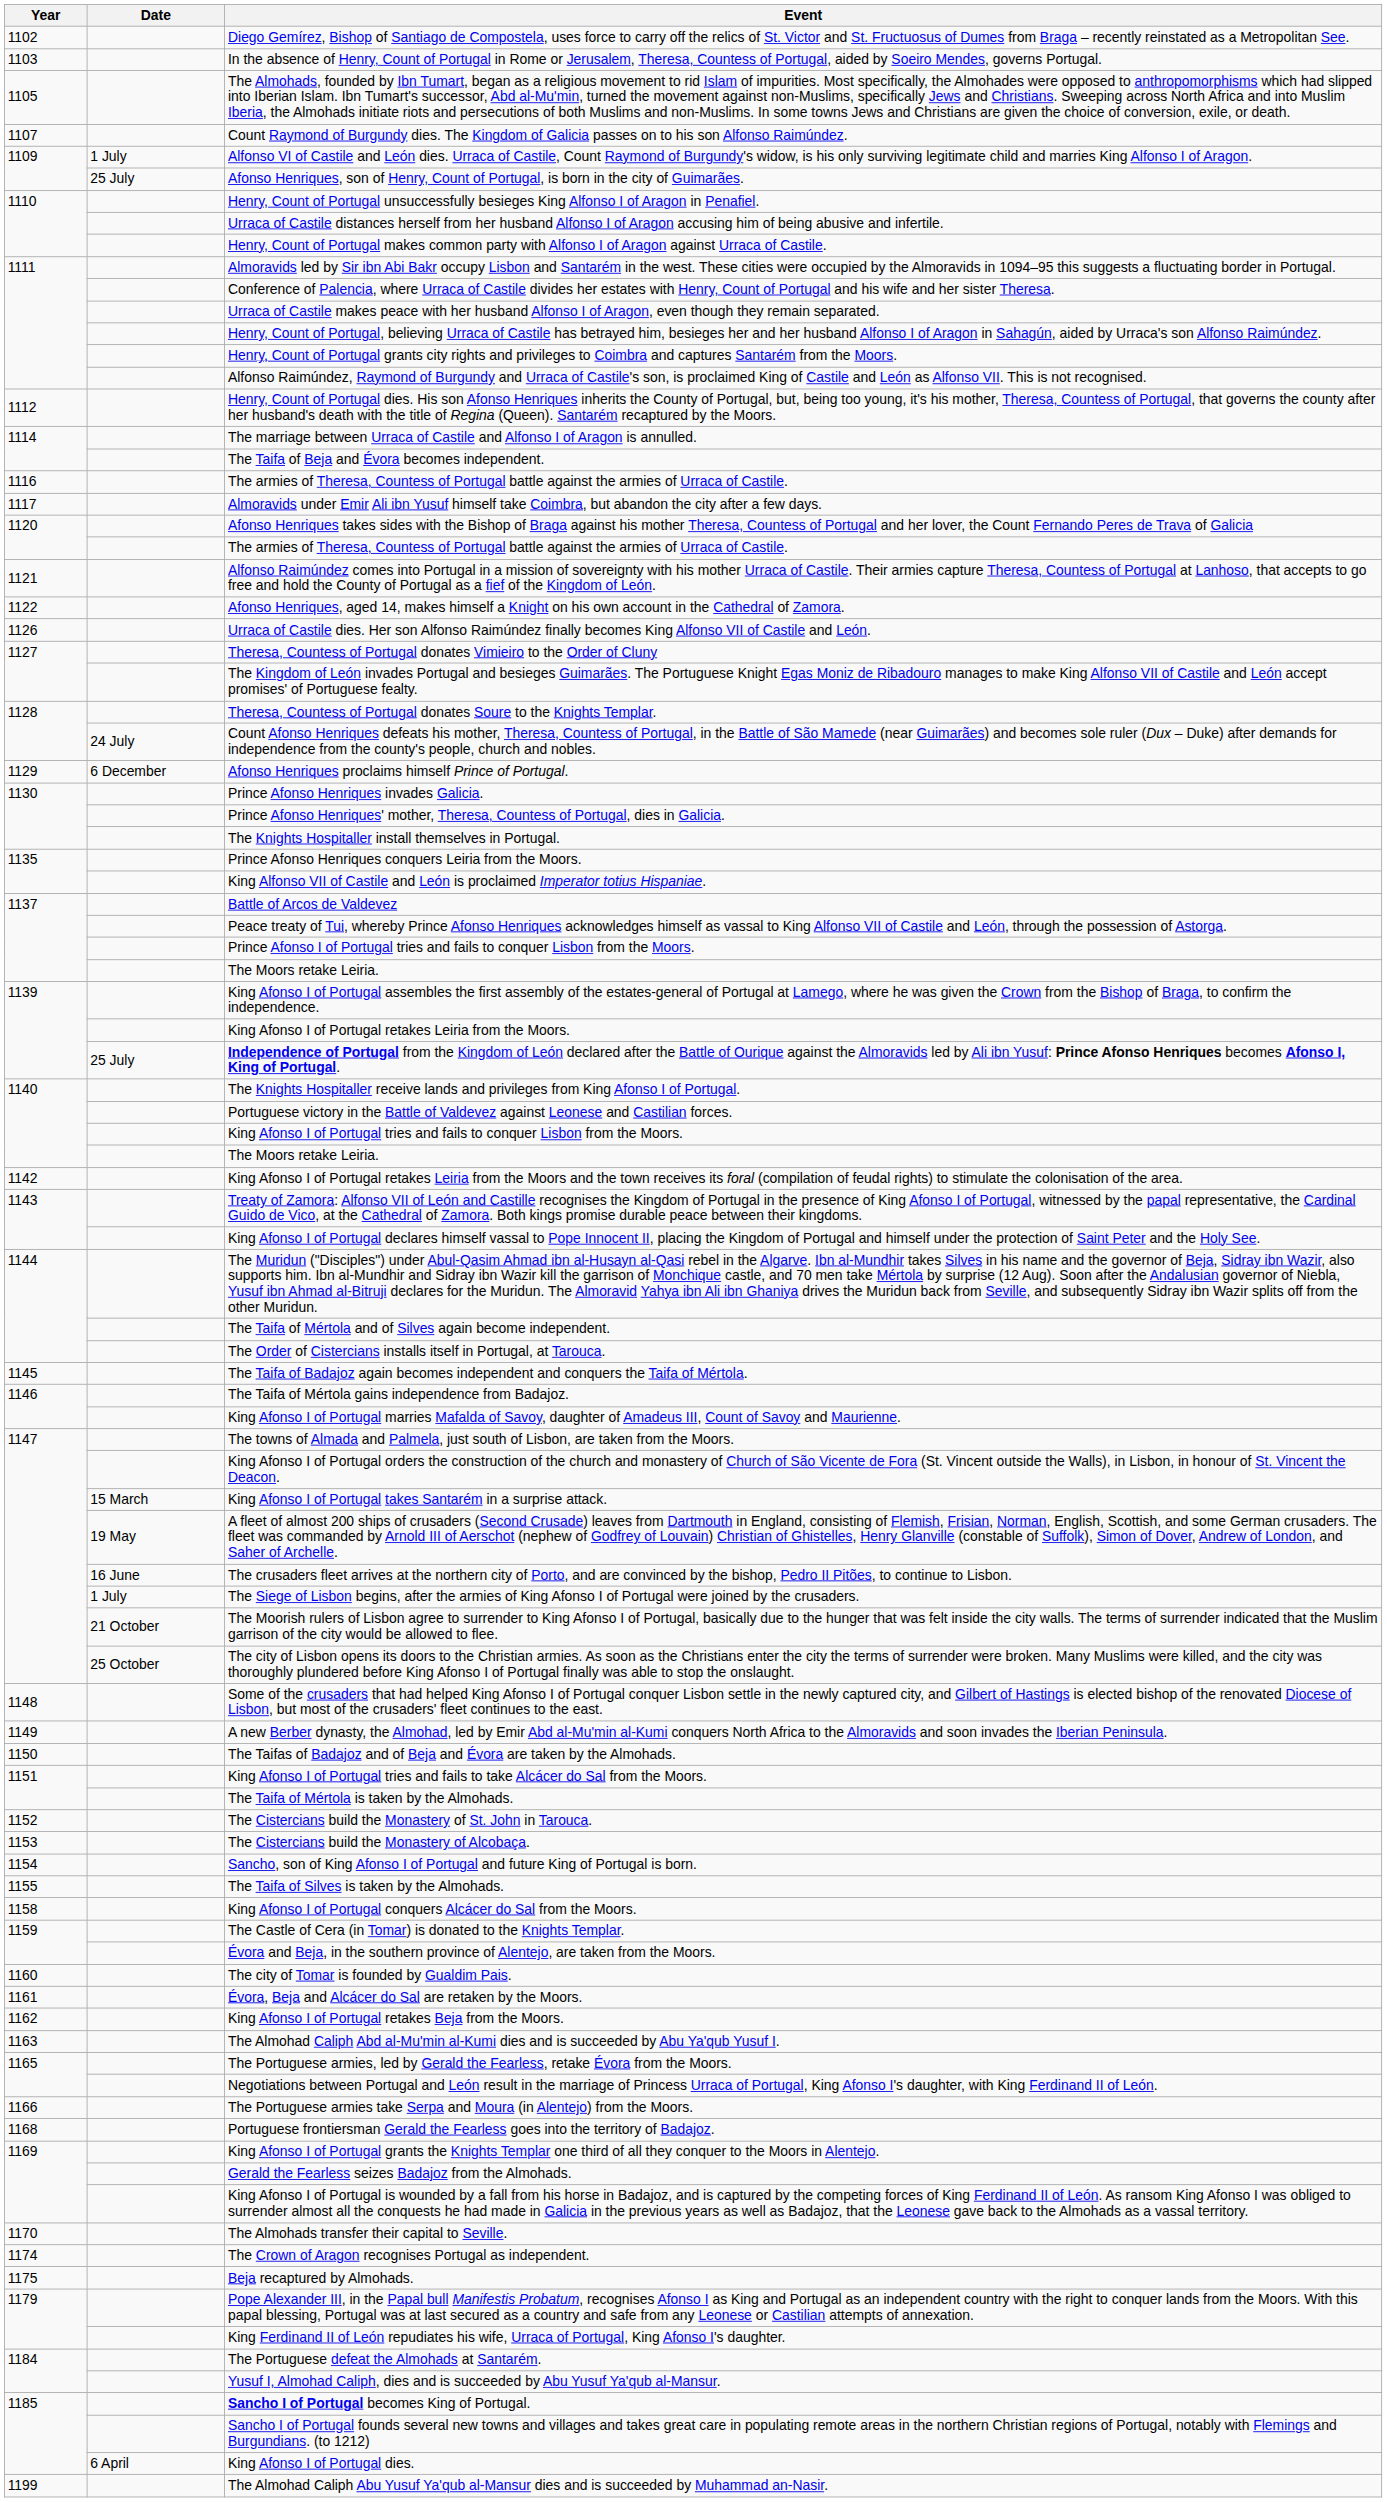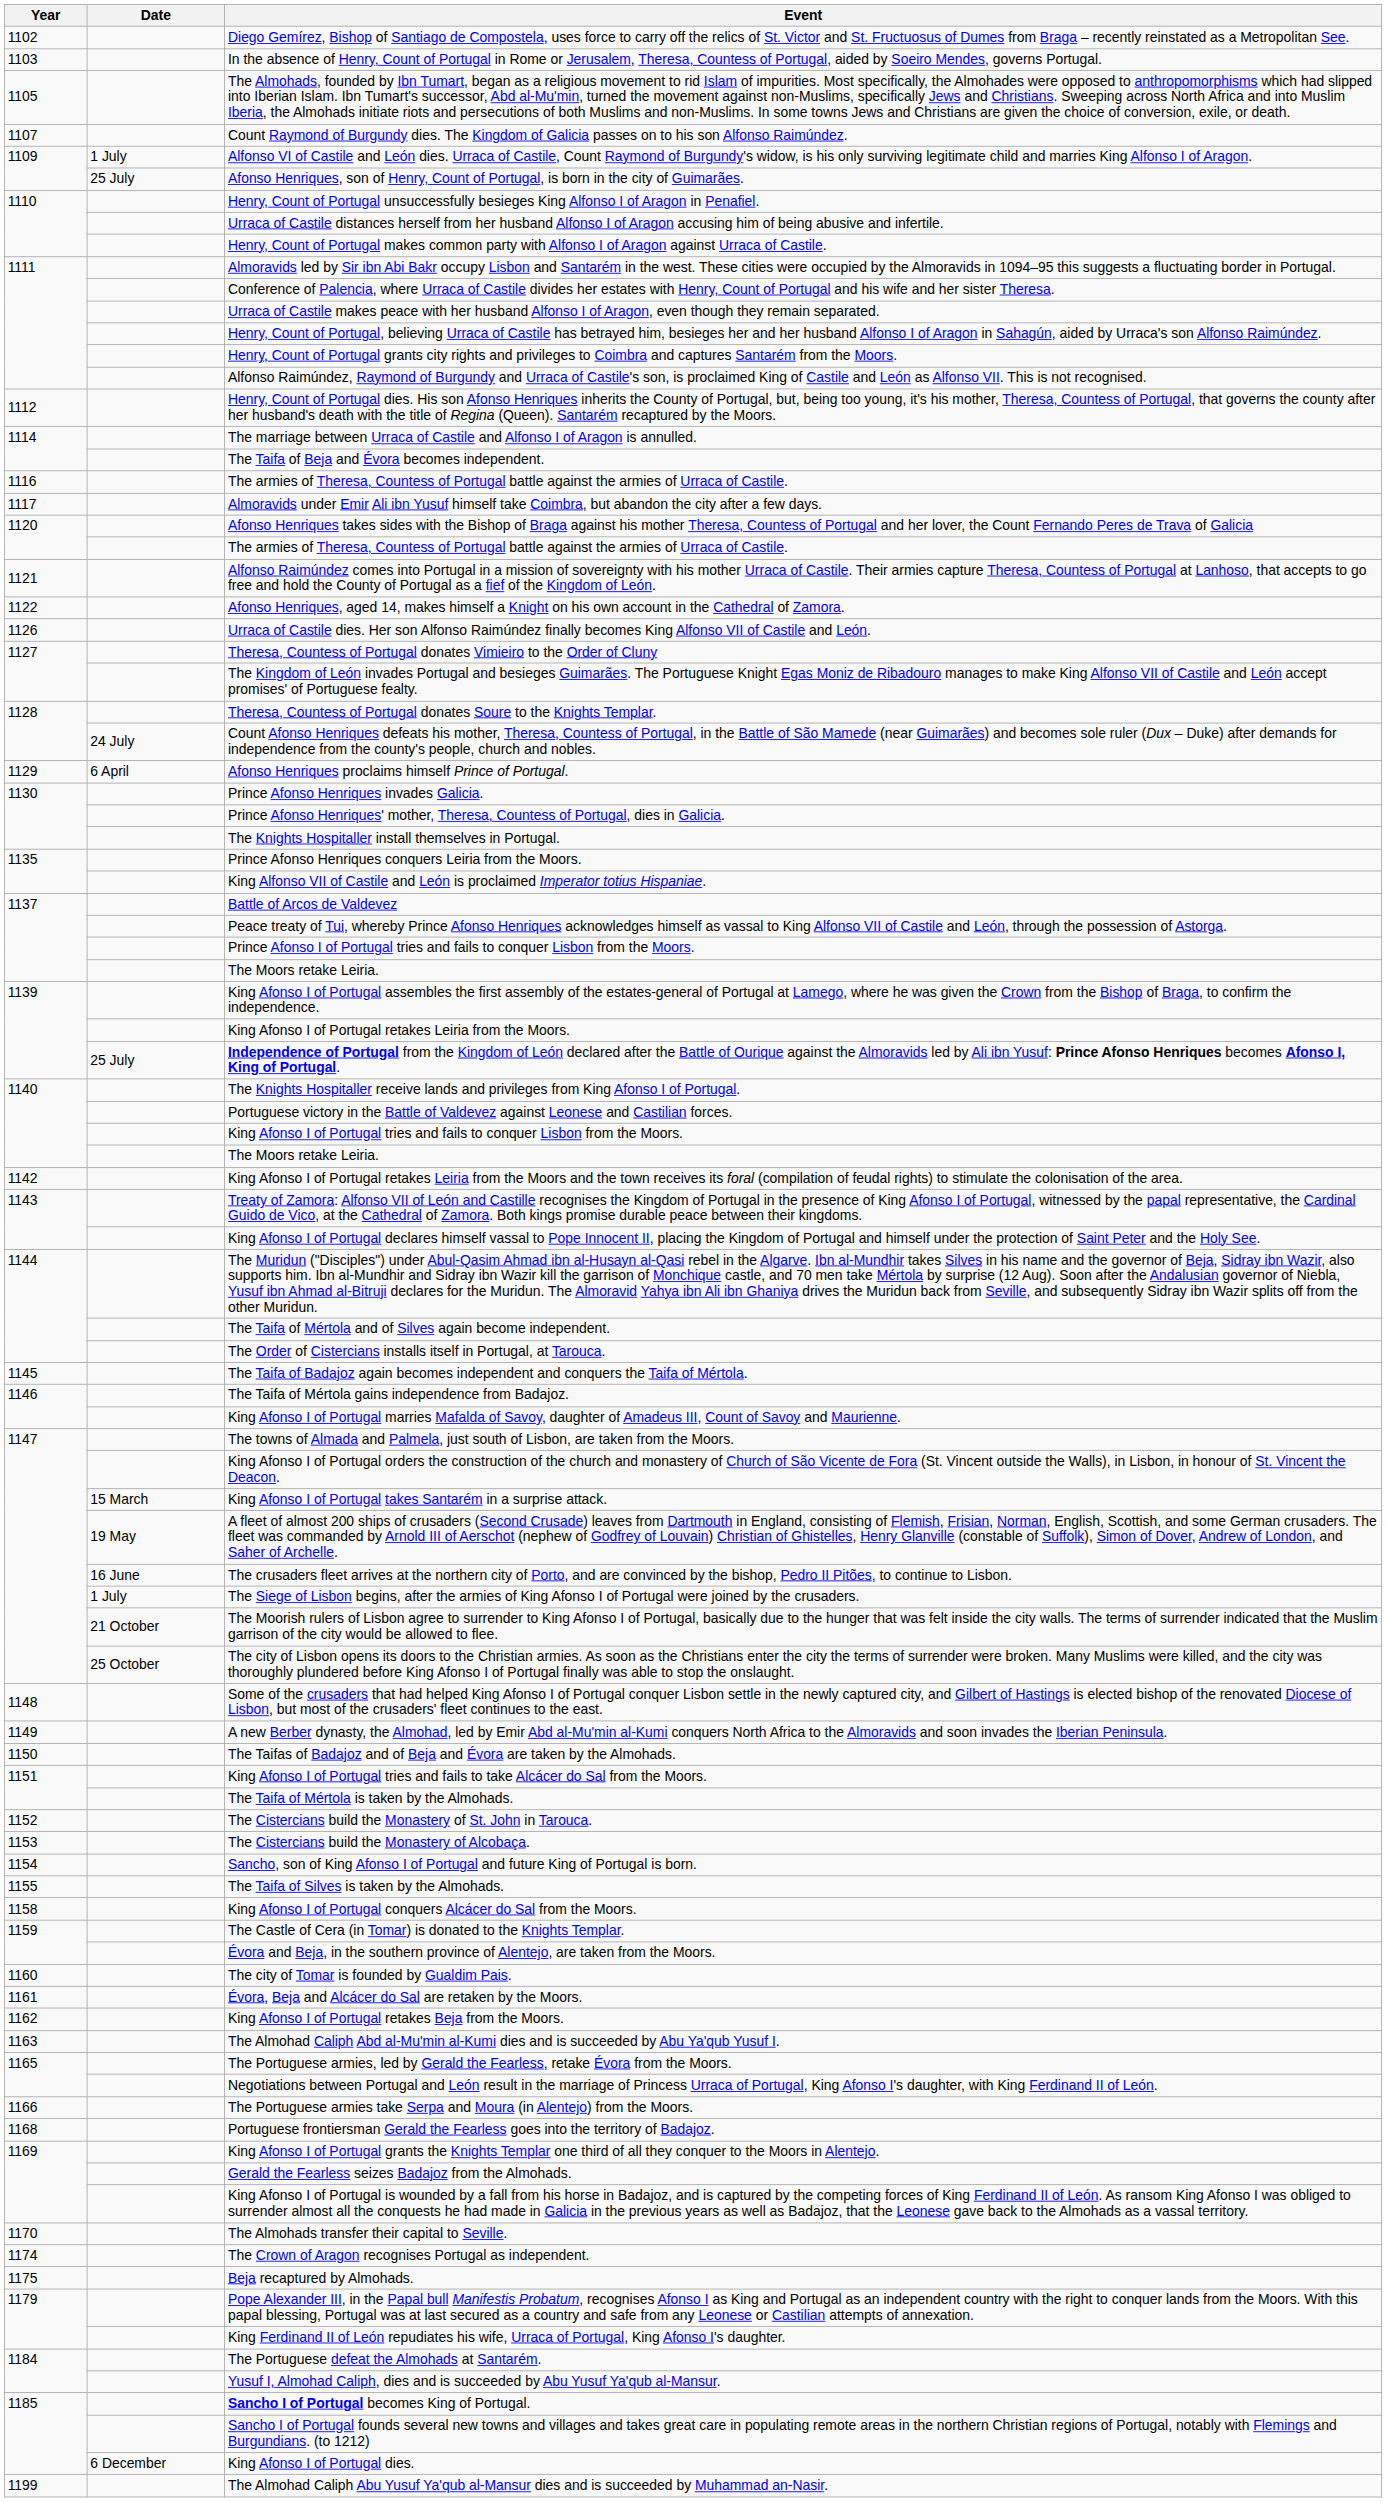(128, 771) 6 December -> (110, 771) 6 April
(110, 2463) 6 April -> (128, 2463) 6 December
